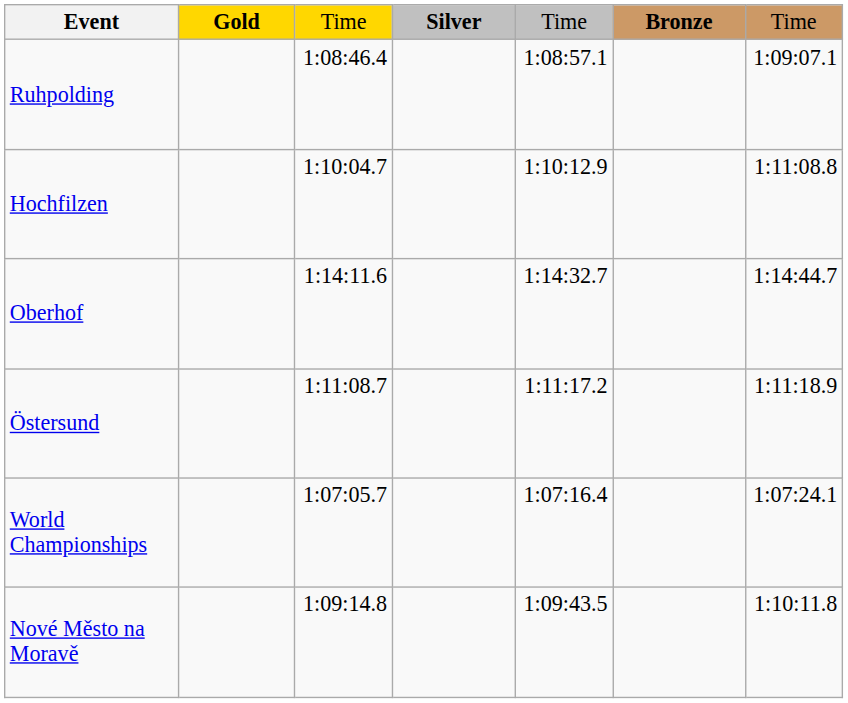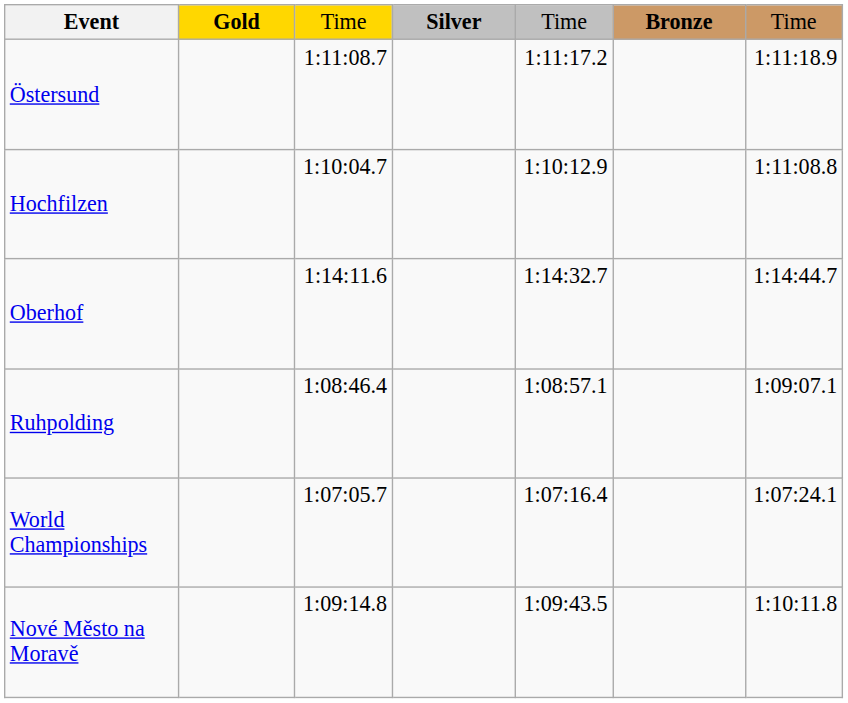rows swapped: (55, 422) <-> (62, 94)
